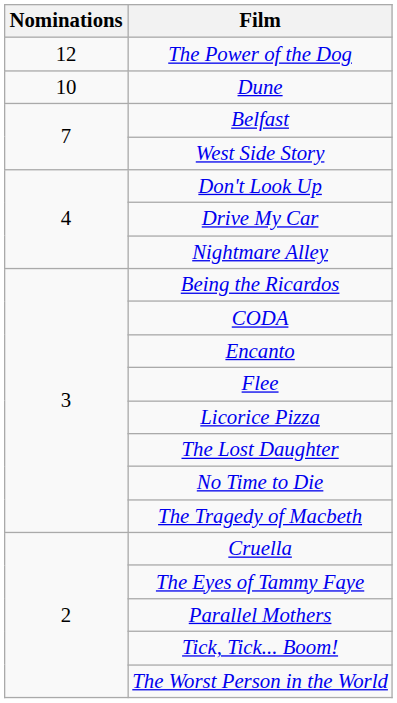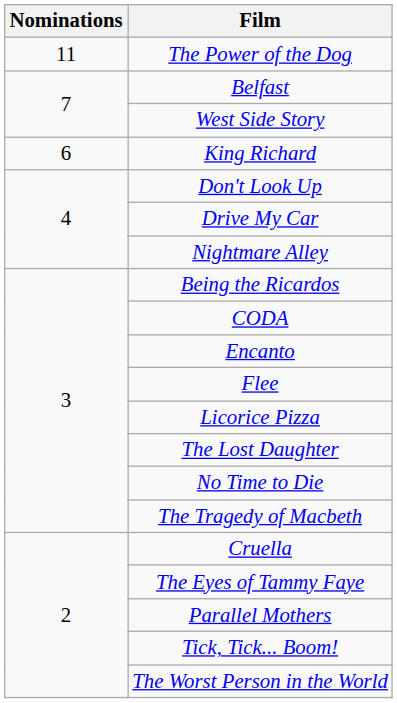(66, 53) 12 -> (66, 53) 11
- row: (260, 86)
+ row: (260, 152)
